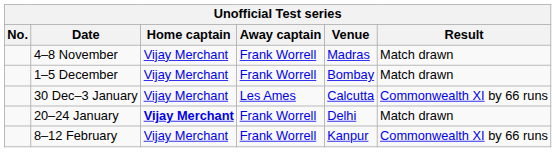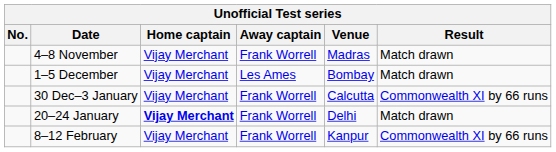(278, 75) Frank Worrell -> (268, 75) Les Ames
(268, 95) Les Ames -> (278, 95) Frank Worrell
